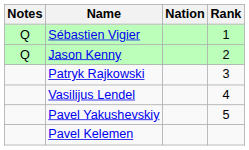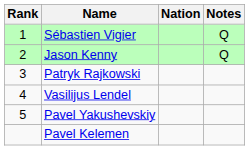columns swapped: (226, 14) <-> (25, 14)
